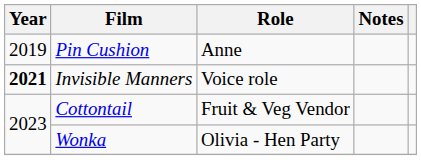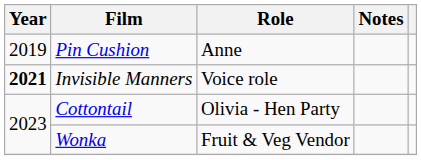(275, 109) Fruit & Veg Vendor -> (270, 109) Olivia - Hen Party
(270, 139) Olivia - Hen Party -> (275, 139) Fruit & Veg Vendor
